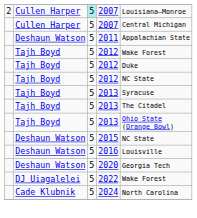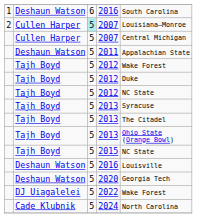+ row: (9, 11)
(50, 138) Deshaun Watson -> (38, 152) Tajh Boyd
